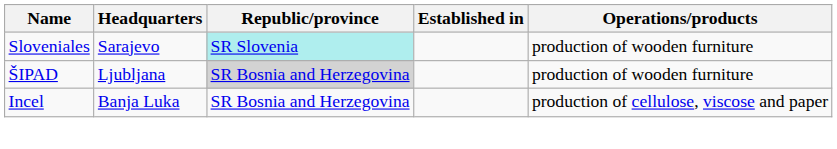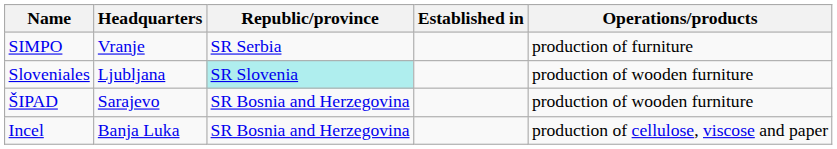+ row: (36, 46)
(129, 46) Sarajevo -> (132, 74) Ljubljana
(132, 74) Ljubljana -> (129, 102) Sarajevo
(310, 74) lightgrey background -> (310, 102) no background
